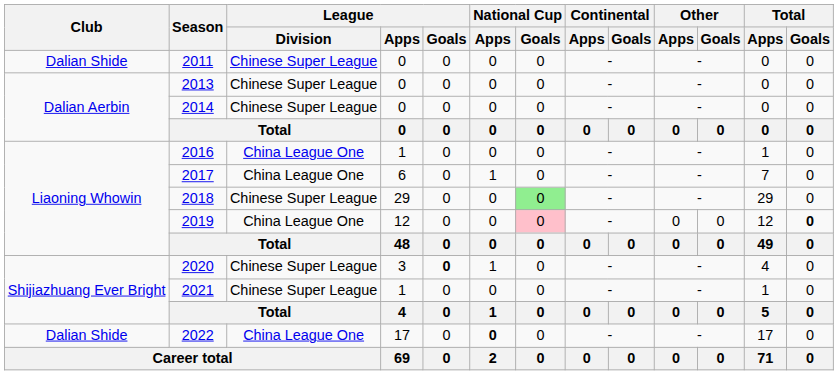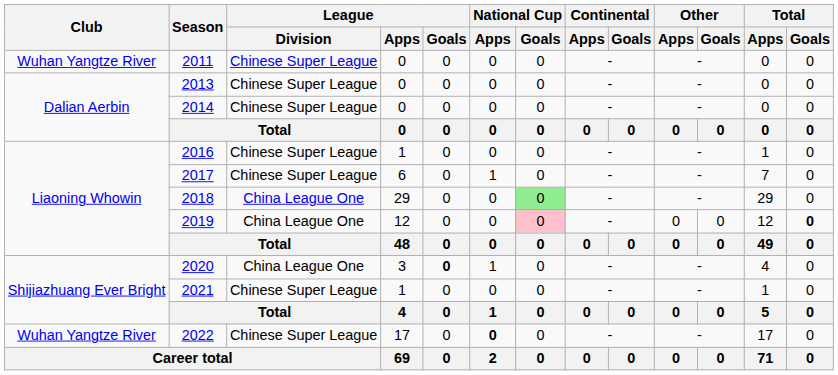(87, 61) Dalian Shide -> (87, 61) Wuhan Yangtze River
(304, 152) China League One -> (304, 152) Chinese Super League
(304, 175) China League One -> (304, 175) Chinese Super League
(304, 198) Chinese Super League -> (304, 198) China League One
(304, 267) Chinese Super League -> (304, 267) China League One
(87, 335) Dalian Shide -> (87, 335) Wuhan Yangtze River
(304, 335) China League One -> (304, 335) Chinese Super League
